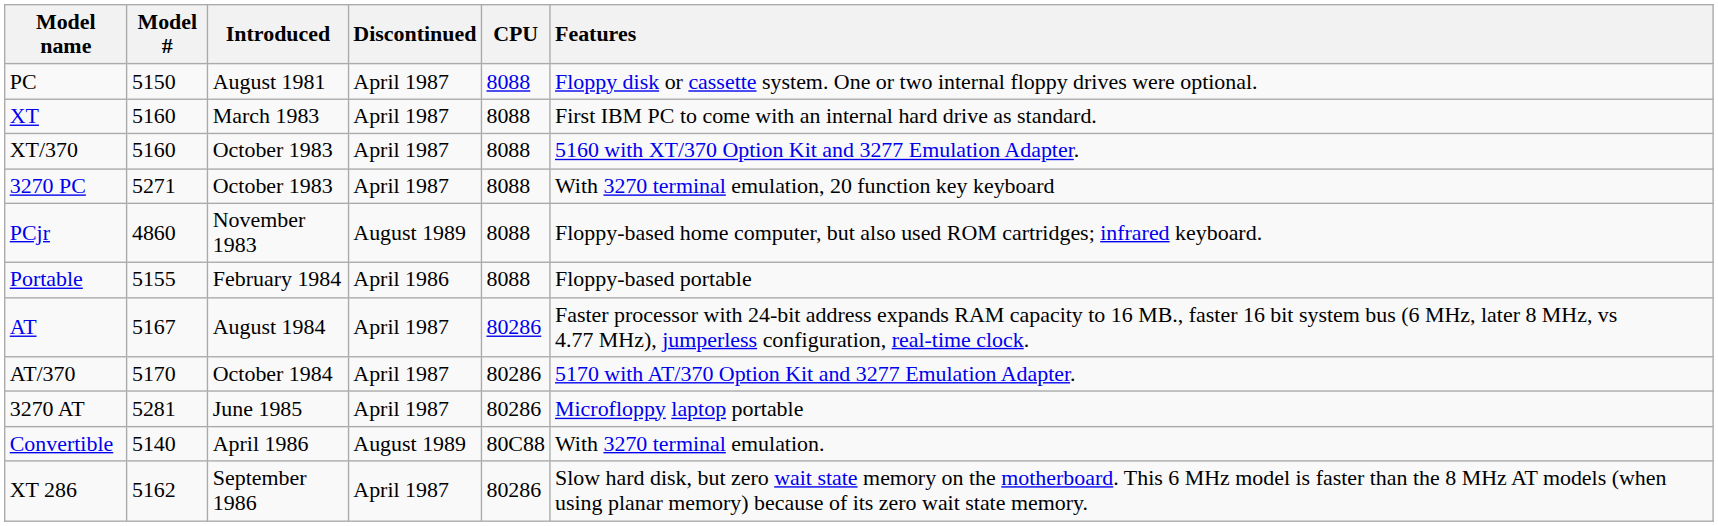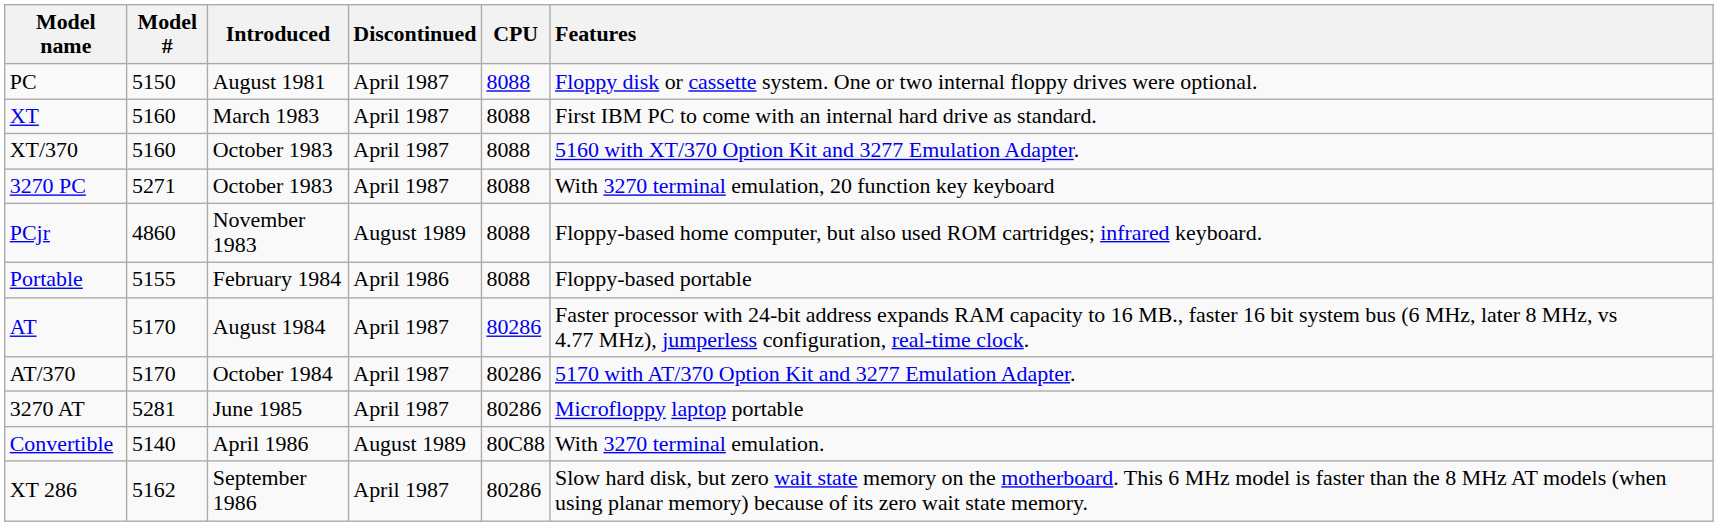(154, 326) 5167 -> (154, 326) 5170
